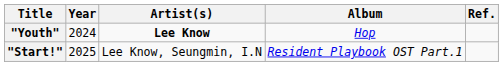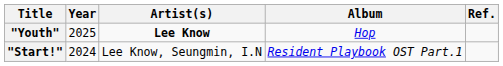(82, 33) 2024 -> (82, 33) 2025
(82, 52) 2025 -> (82, 52) 2024
